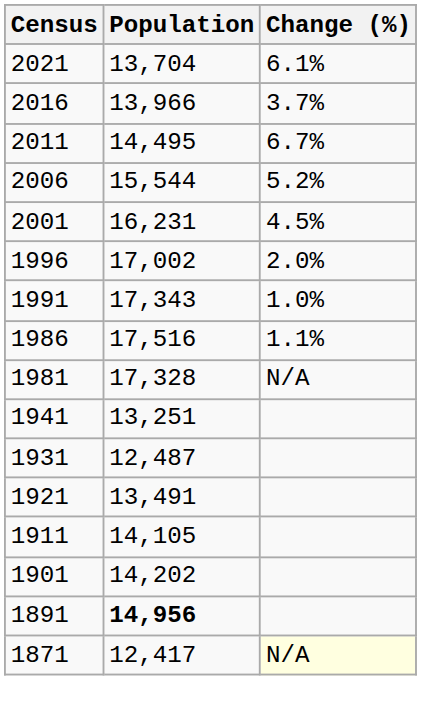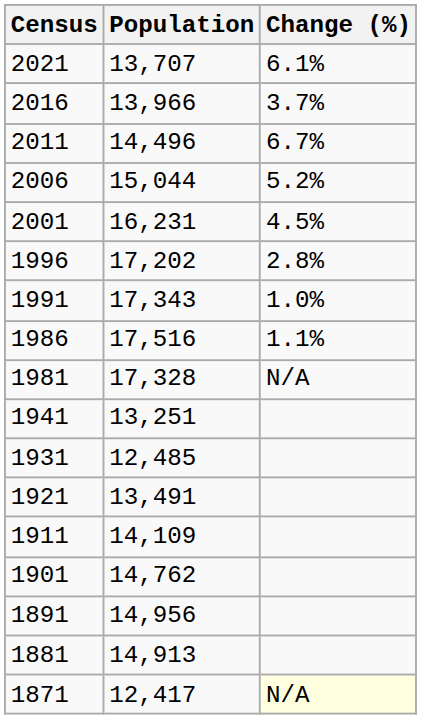(153, 64) 13,704 -> (153, 64) 13,707
(153, 143) 14,495 -> (153, 143) 14,496
(153, 182) 15,544 -> (153, 182) 15,044
(153, 261) 17,002 -> (153, 261) 17,202
(295, 261) 2.0% -> (295, 261) 2.8%
(153, 458) 12,487 -> (153, 458) 12,485
(153, 537) 14,105 -> (153, 537) 14,109
(153, 576) 14,202 -> (153, 576) 14,762
(153, 616) bold -> (153, 616) normal
+ row: (40, 655)
